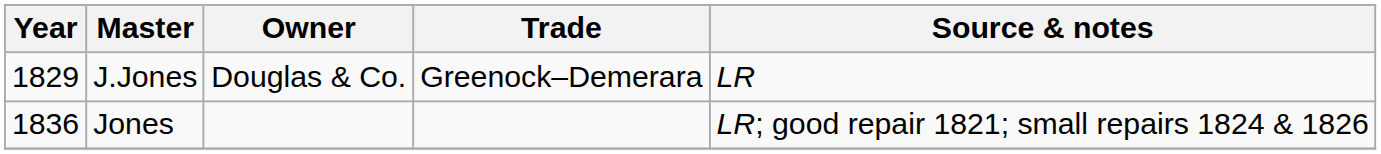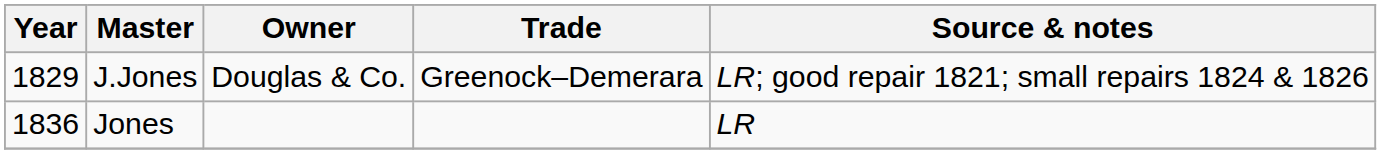(736, 76) LR -> (1043, 76) LR; good repair 1821; small repairs 1824 & 1826
(1043, 124) LR; good repair 1821; small repairs 1824 & 1826 -> (736, 124) LR
